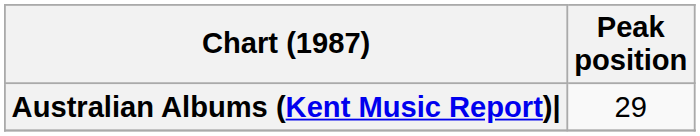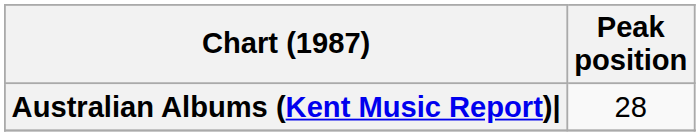(631, 106) 29 -> (631, 106) 28
